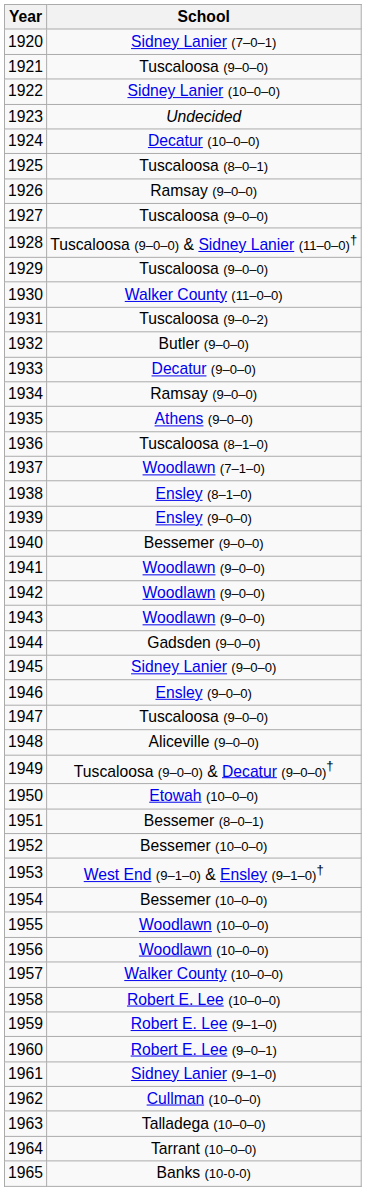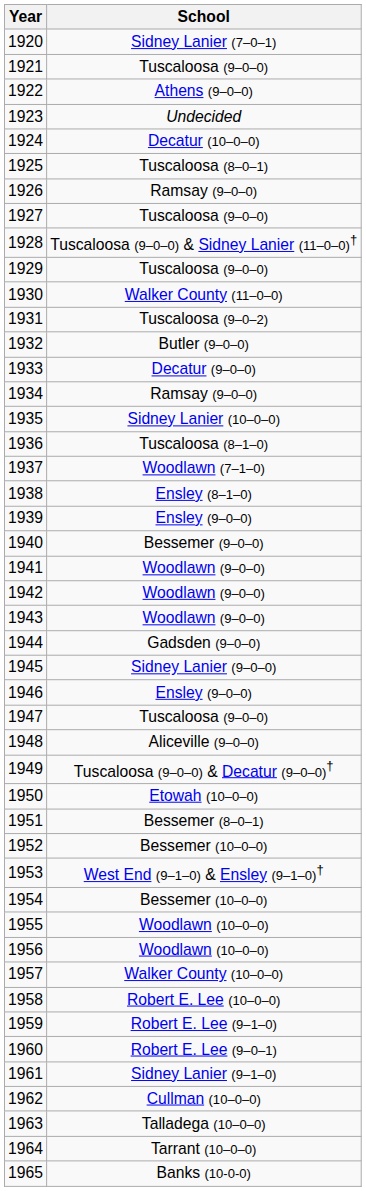(204, 91) Sidney Lanier (10–0–0) -> (204, 91) Athens (9–0–0)
(204, 419) Athens (9–0–0) -> (204, 419) Sidney Lanier (10–0–0)
